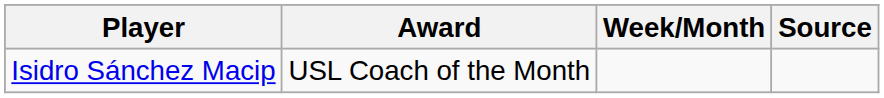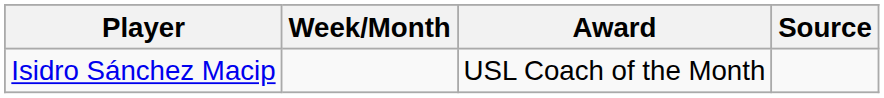columns swapped: (439, 27) <-> (684, 27)
